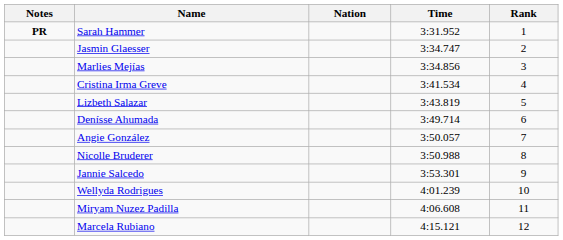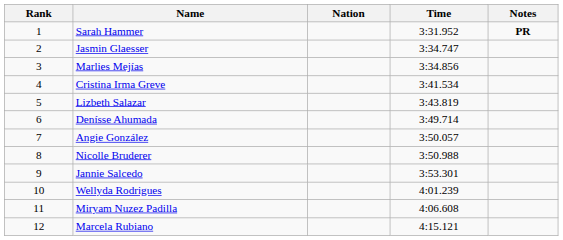columns swapped: (524, 13) <-> (39, 13)
